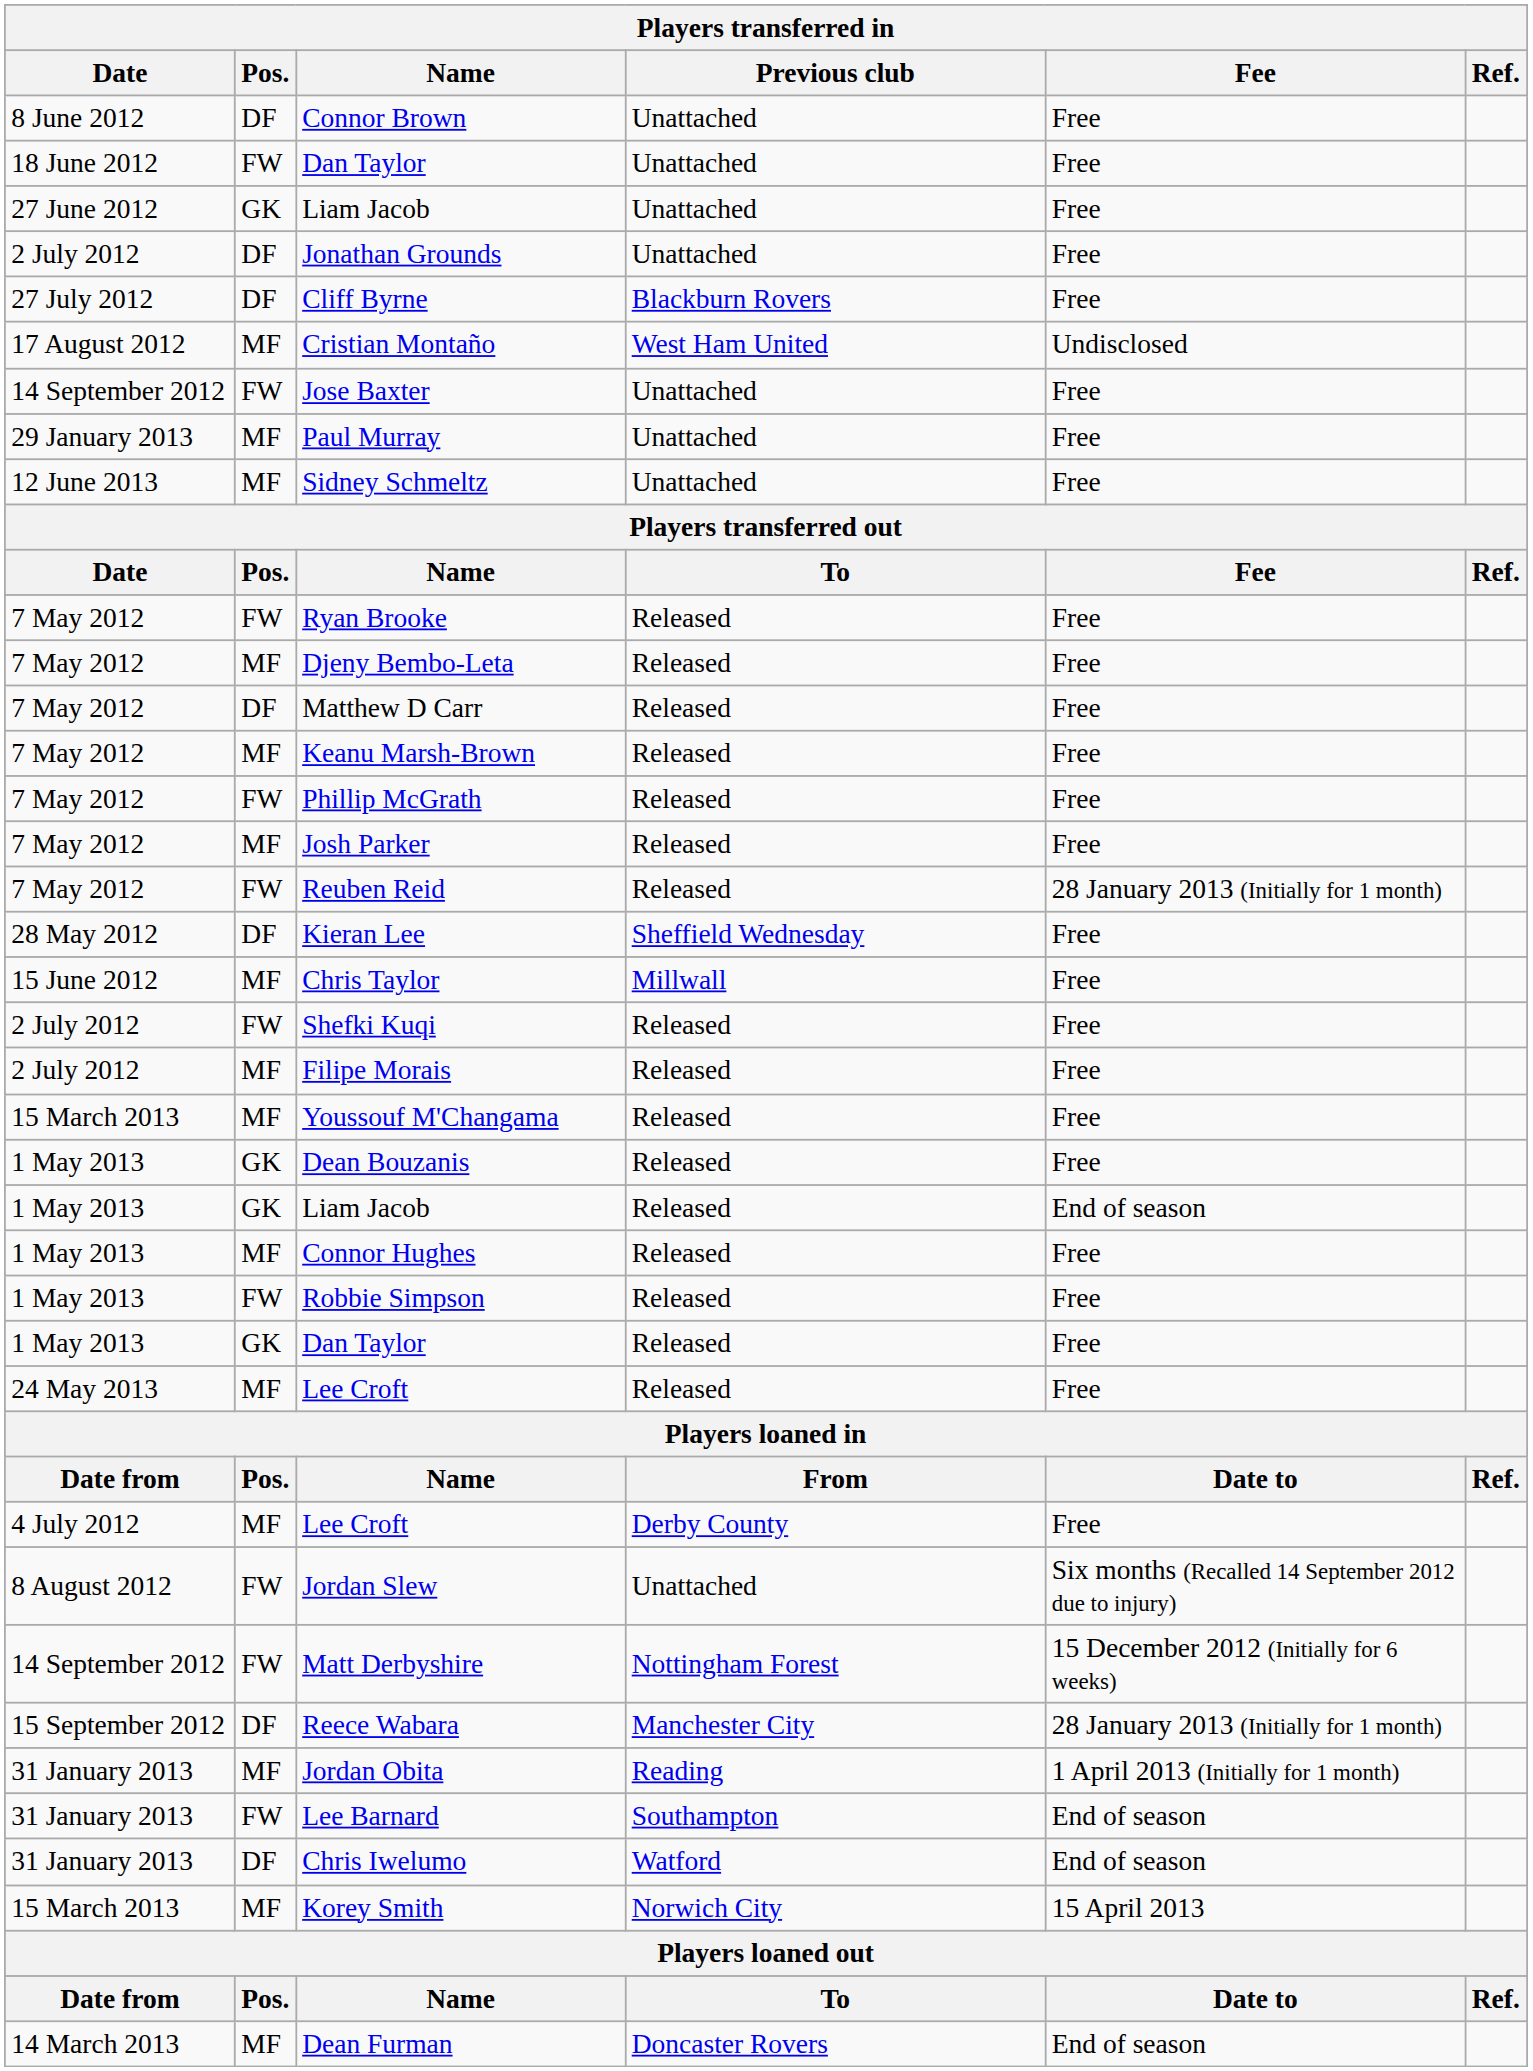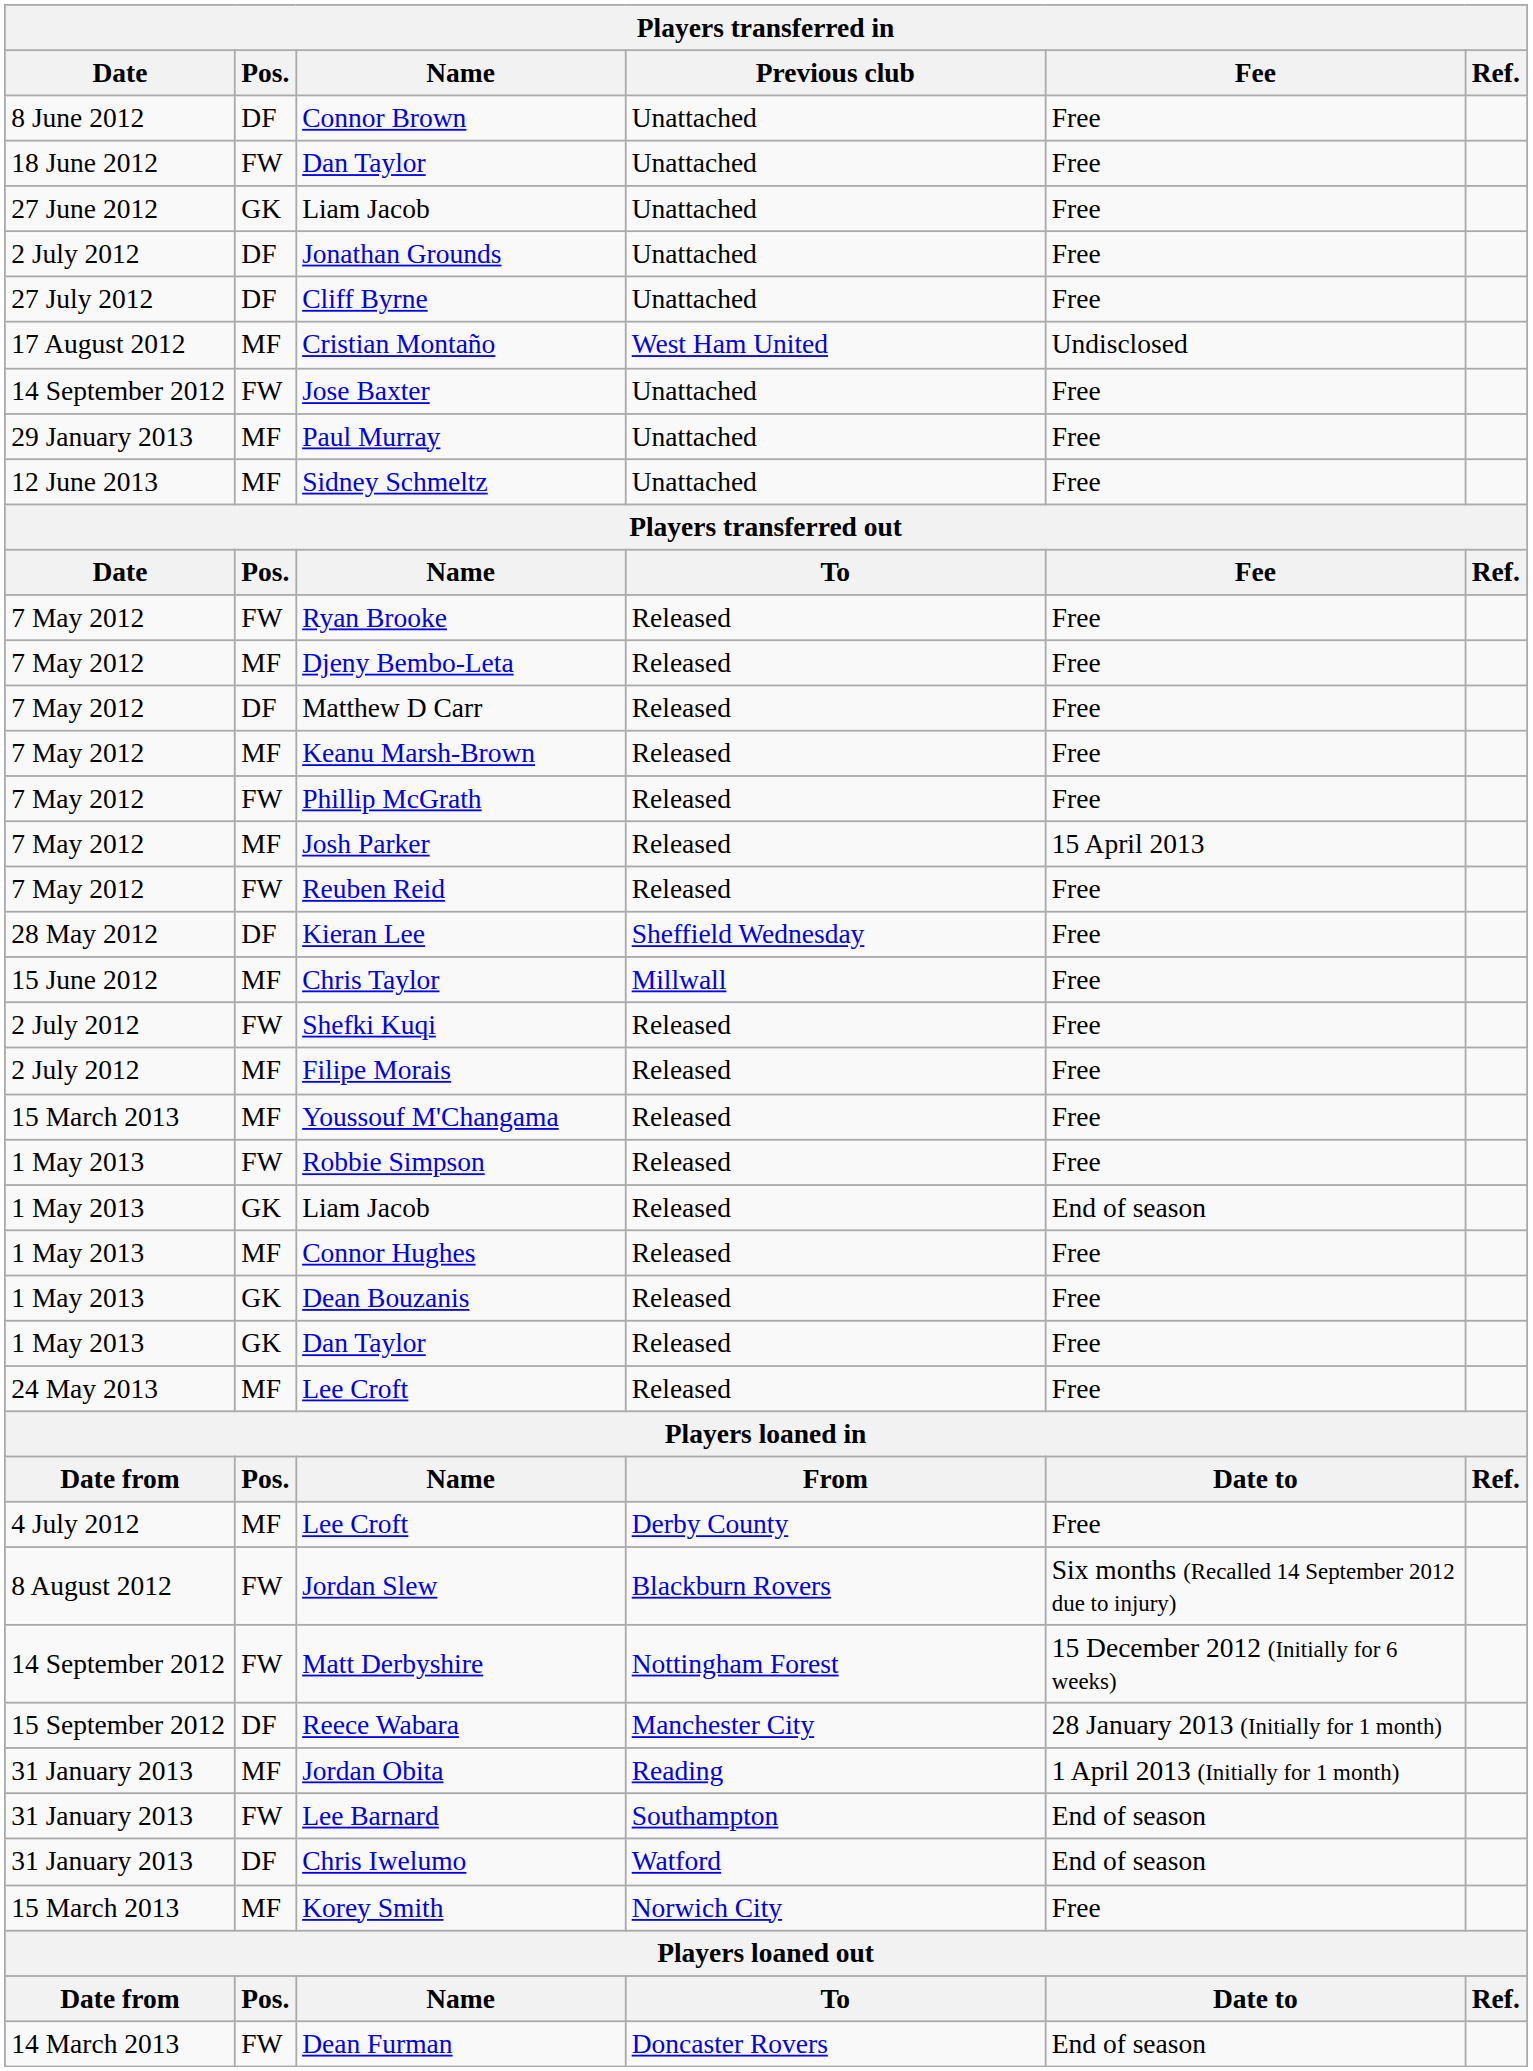(731, 299) Blackburn Rovers -> (694, 299) Unattached
(1076, 843) Free -> (1128, 843) 15 April 2013
(1247, 889) 28 January 2013 (Initially for 1 month) -> (1076, 889) Free
rows swapped: (78, 1161) <-> (78, 1297)
(694, 1586) Unattached -> (731, 1586) Blackburn Rovers
(1128, 1907) 15 April 2013 -> (1076, 1907) Free
(261, 2043) MF -> (262, 2043) FW
